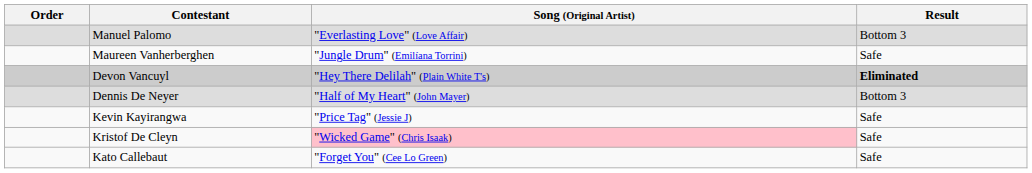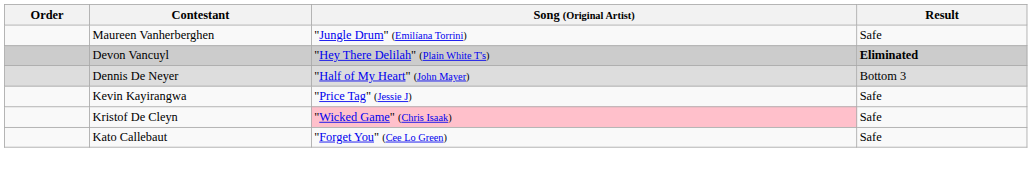- row: (132, 35)
